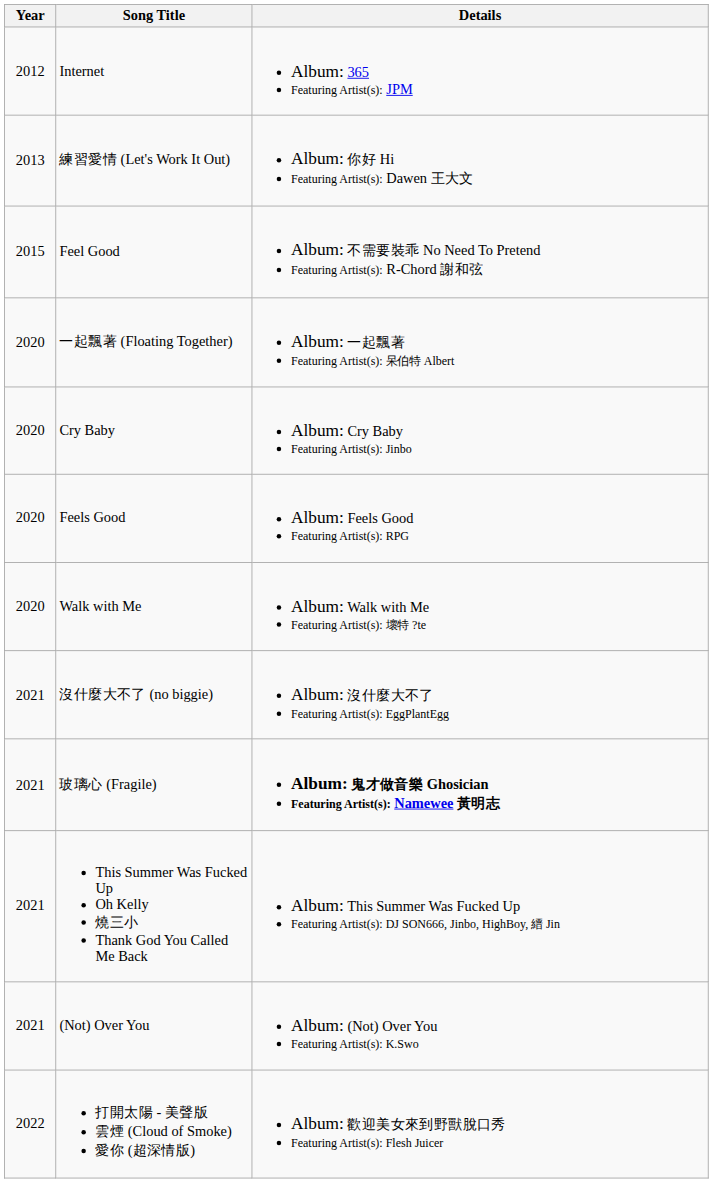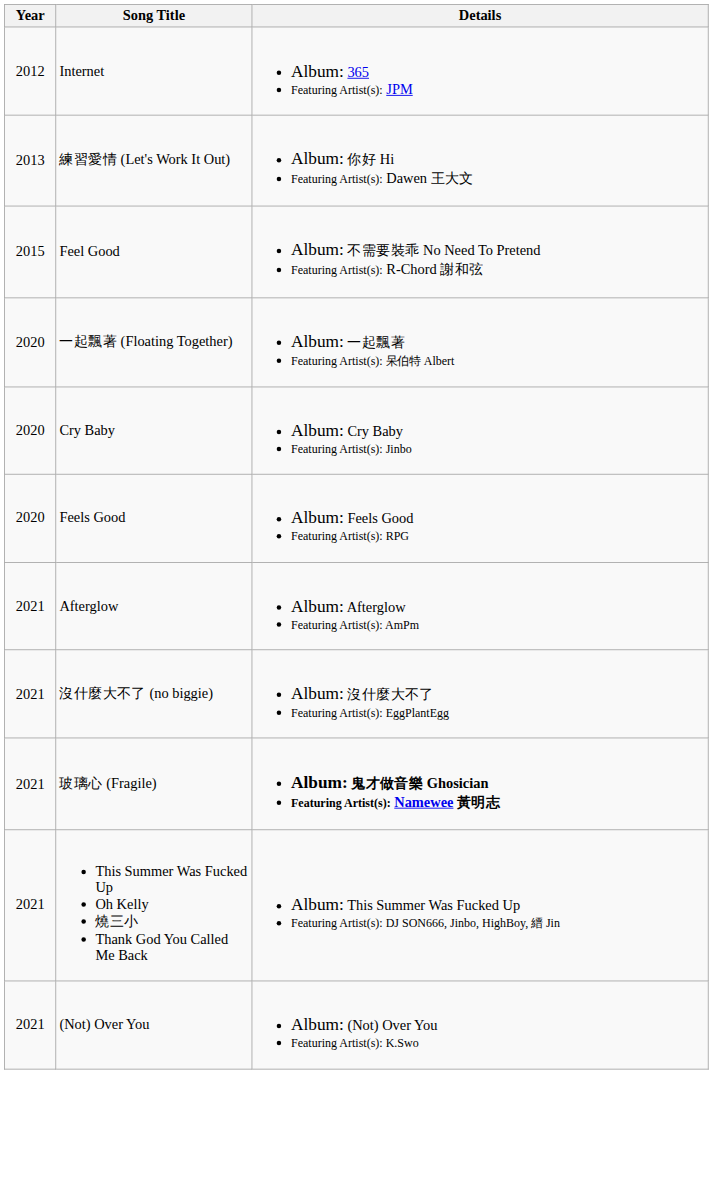- row: (100, 606)
+ row: (89, 605)
- row: (154, 1132)
